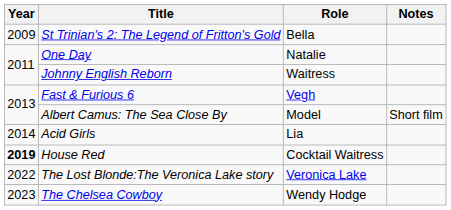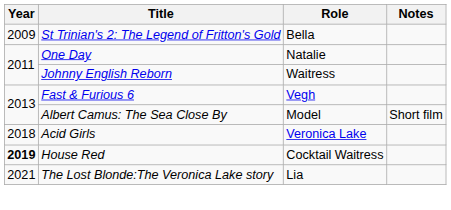(21, 134) 2014 -> (21, 134) 2018
(295, 134) Lia -> (326, 134) Veronica Lake
(21, 174) 2022 -> (21, 174) 2021
(326, 174) Veronica Lake -> (295, 174) Lia
- row: (102, 194)
